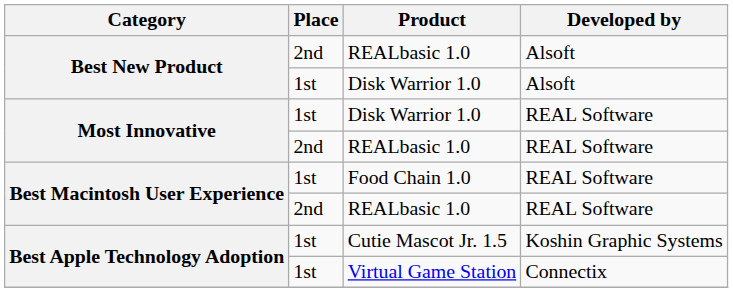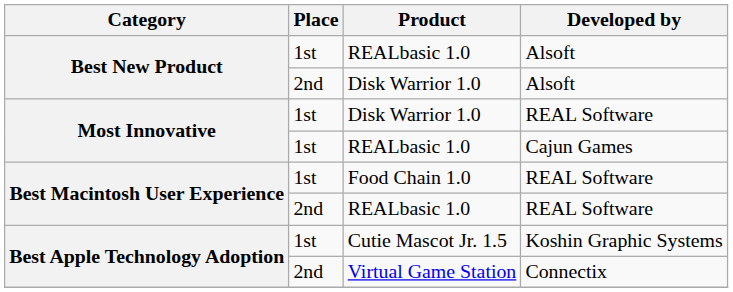(308, 51) 2nd -> (305, 51) 1st
(305, 83) 1st -> (308, 83) 2nd
(308, 146) 2nd -> (305, 146) 1st
(589, 146) REAL Software -> (579, 146) Cajun Games
(305, 271) 1st -> (308, 271) 2nd
